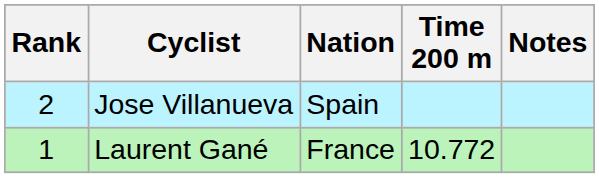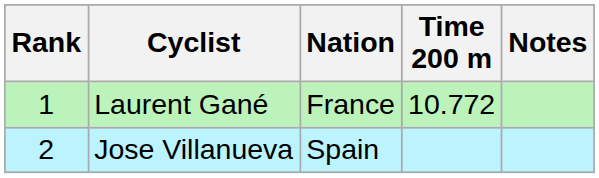rows swapped: (181, 149) <-> (194, 104)
